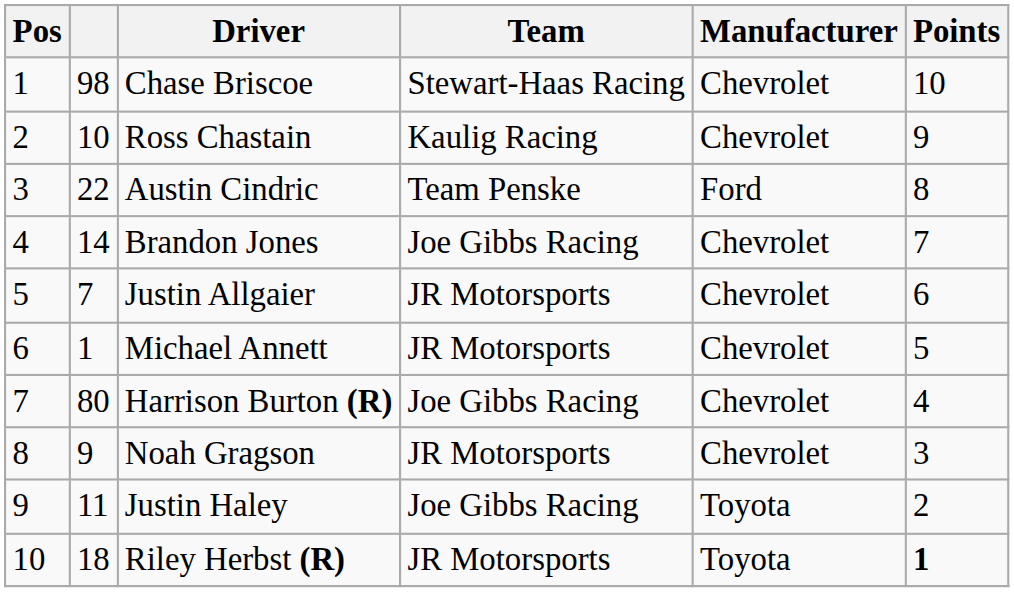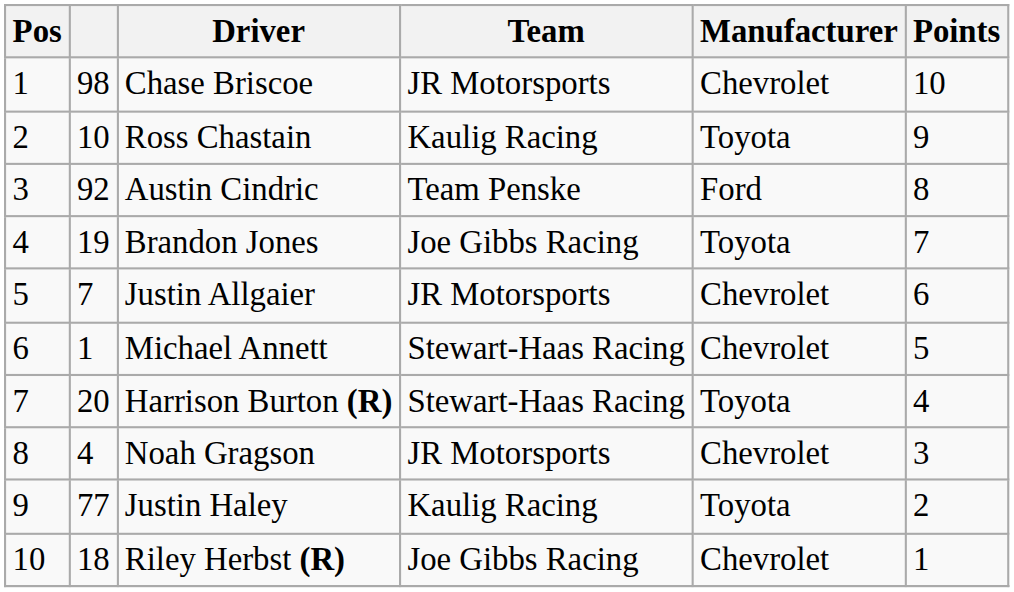(546, 83) Stewart-Haas Racing -> (509, 83) JR Motorsports
(765, 136) Chevrolet -> (745, 136) Toyota
(93, 188) 22 -> (93, 188) 92
(93, 241) 14 -> (93, 241) 19
(765, 241) Chevrolet -> (745, 241) Toyota
(509, 347) JR Motorsports -> (546, 347) Stewart-Haas Racing
(93, 399) 80 -> (93, 399) 20
(523, 399) Joe Gibbs Racing -> (546, 399) Stewart-Haas Racing
(765, 399) Chevrolet -> (745, 399) Toyota
(85, 452) 9 -> (85, 452) 4
(93, 505) 11 -> (93, 505) 77
(523, 505) Joe Gibbs Racing -> (503, 505) Kaulig Racing
(509, 558) JR Motorsports -> (523, 558) Joe Gibbs Racing
(745, 558) Toyota -> (765, 558) Chevrolet
(921, 558) bold -> (921, 558) normal
